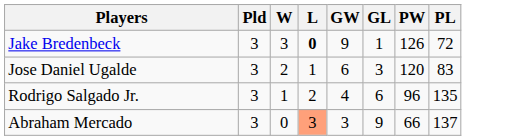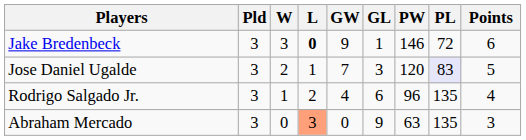+ column: (491, 17)
(412, 43) 126 -> (412, 43) 146
(345, 69) 6 -> (345, 69) 7
(445, 69) no background -> (445, 69) lavender background
(345, 122) 3 -> (345, 122) 0
(412, 122) 66 -> (412, 122) 63
(445, 122) 137 -> (445, 122) 135
